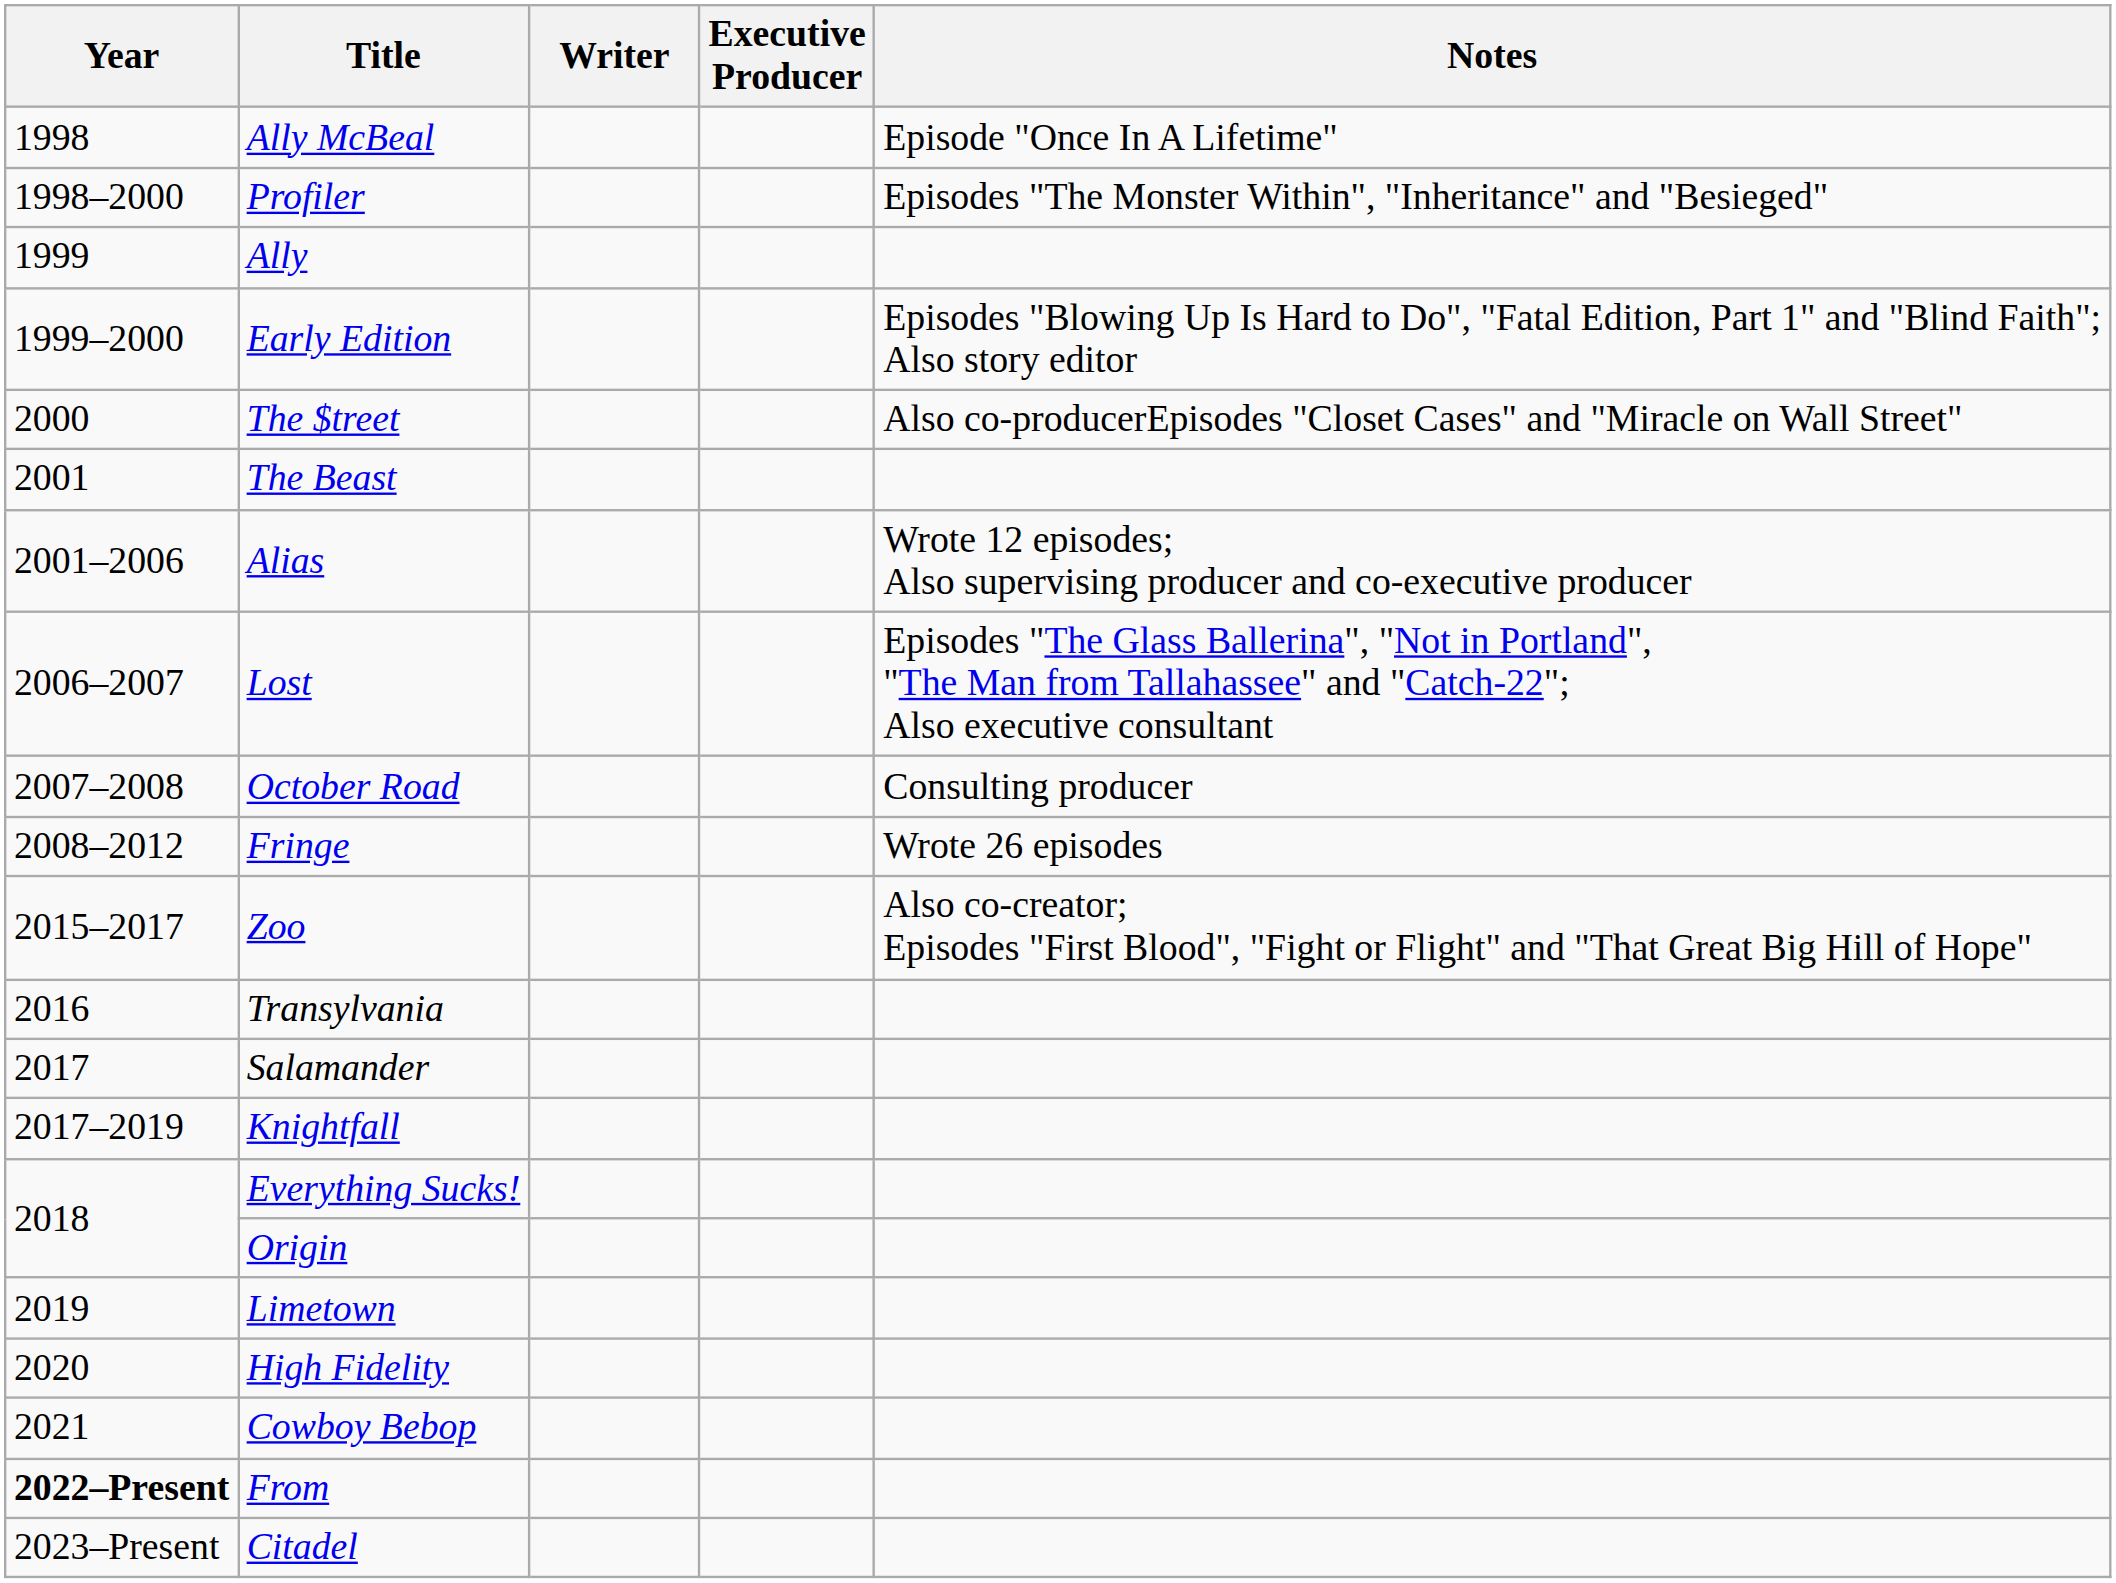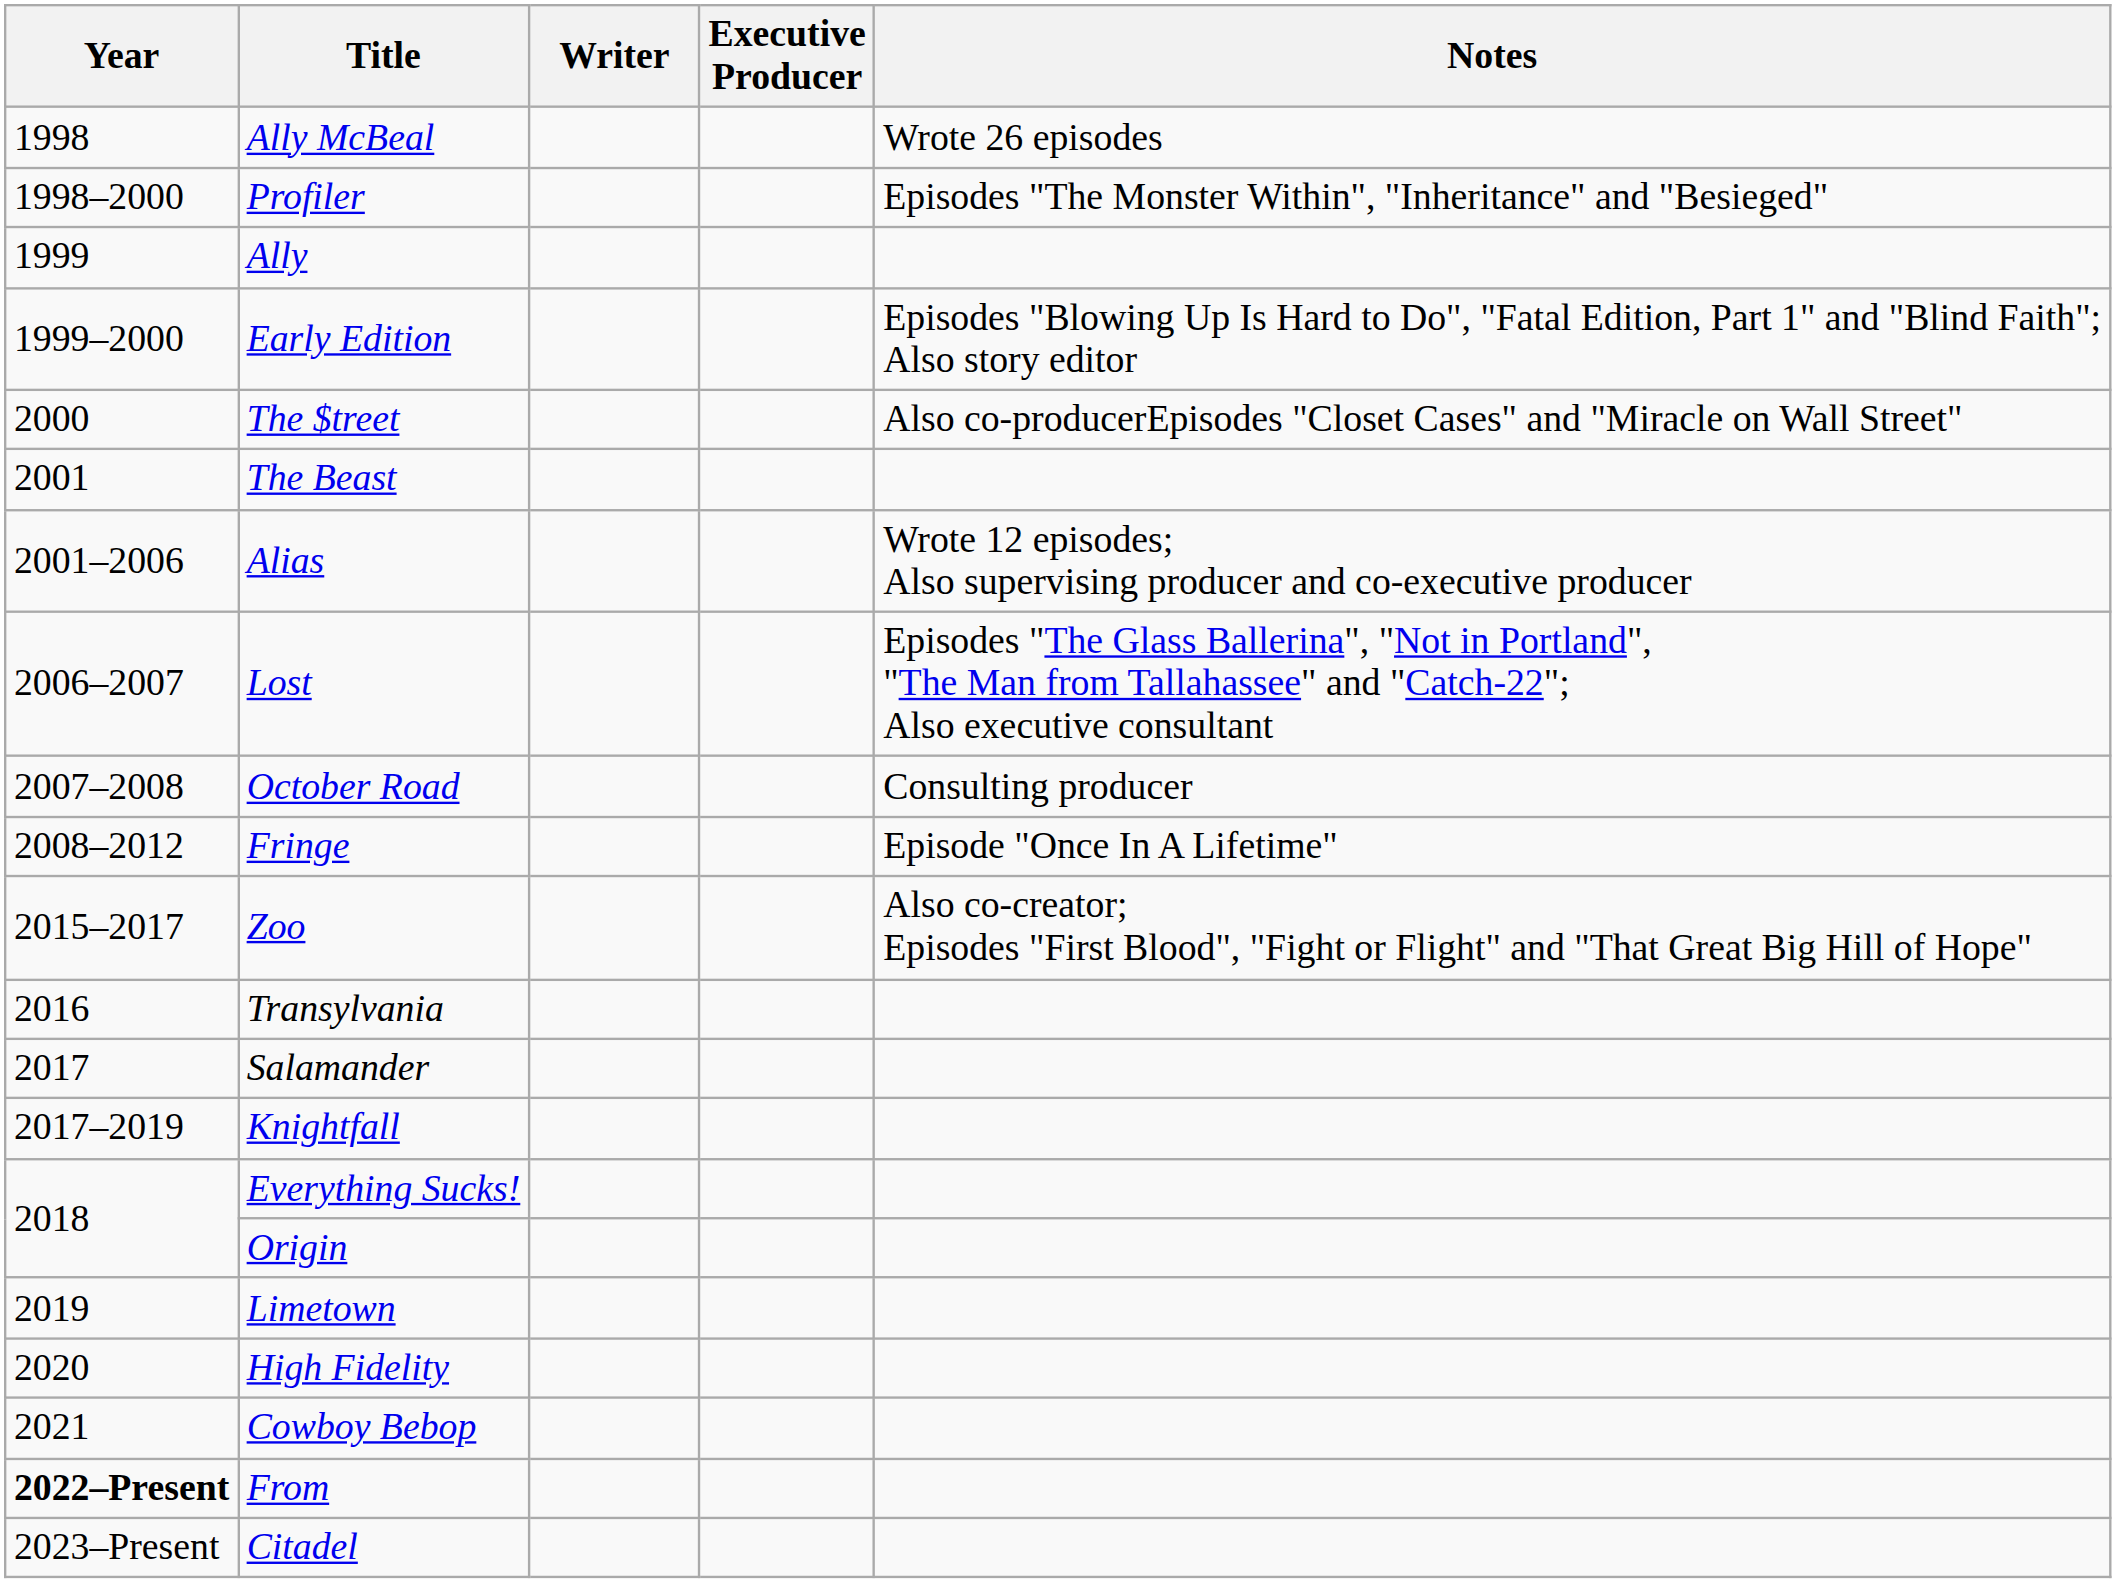(1110, 136) Episode "Once In A Lifetime" -> (1023, 136) Wrote 26 episodes
(1023, 845) Wrote 26 episodes -> (1110, 845) Episode "Once In A Lifetime"
